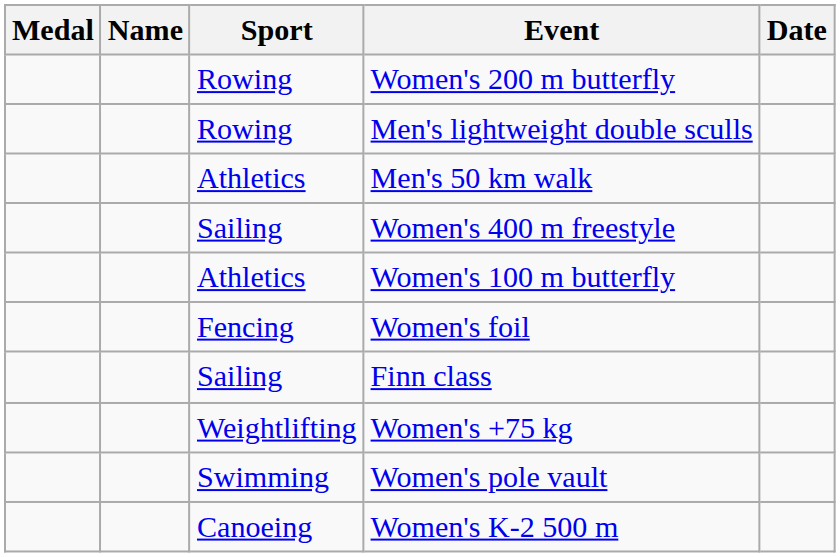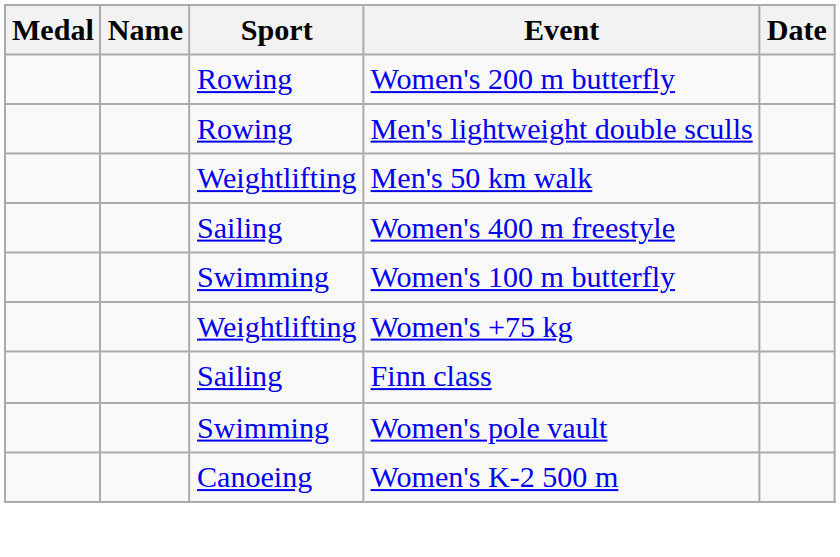(251, 178) Athletics -> (277, 178) Weightlifting
(251, 277) Athletics -> (263, 277) Swimming
- row: (450, 327)
rows swapped: (431, 376) <-> (472, 426)
